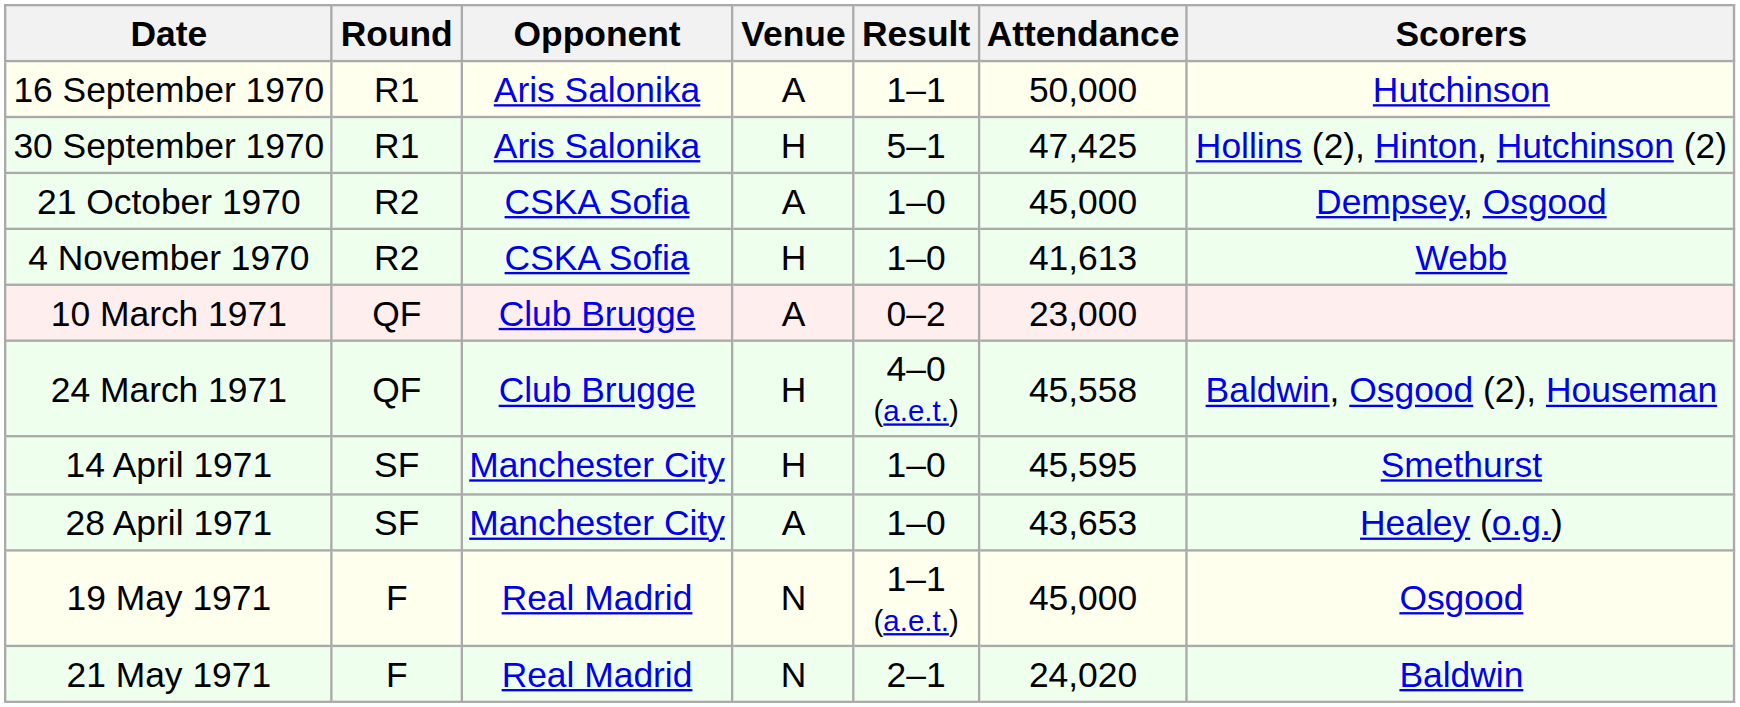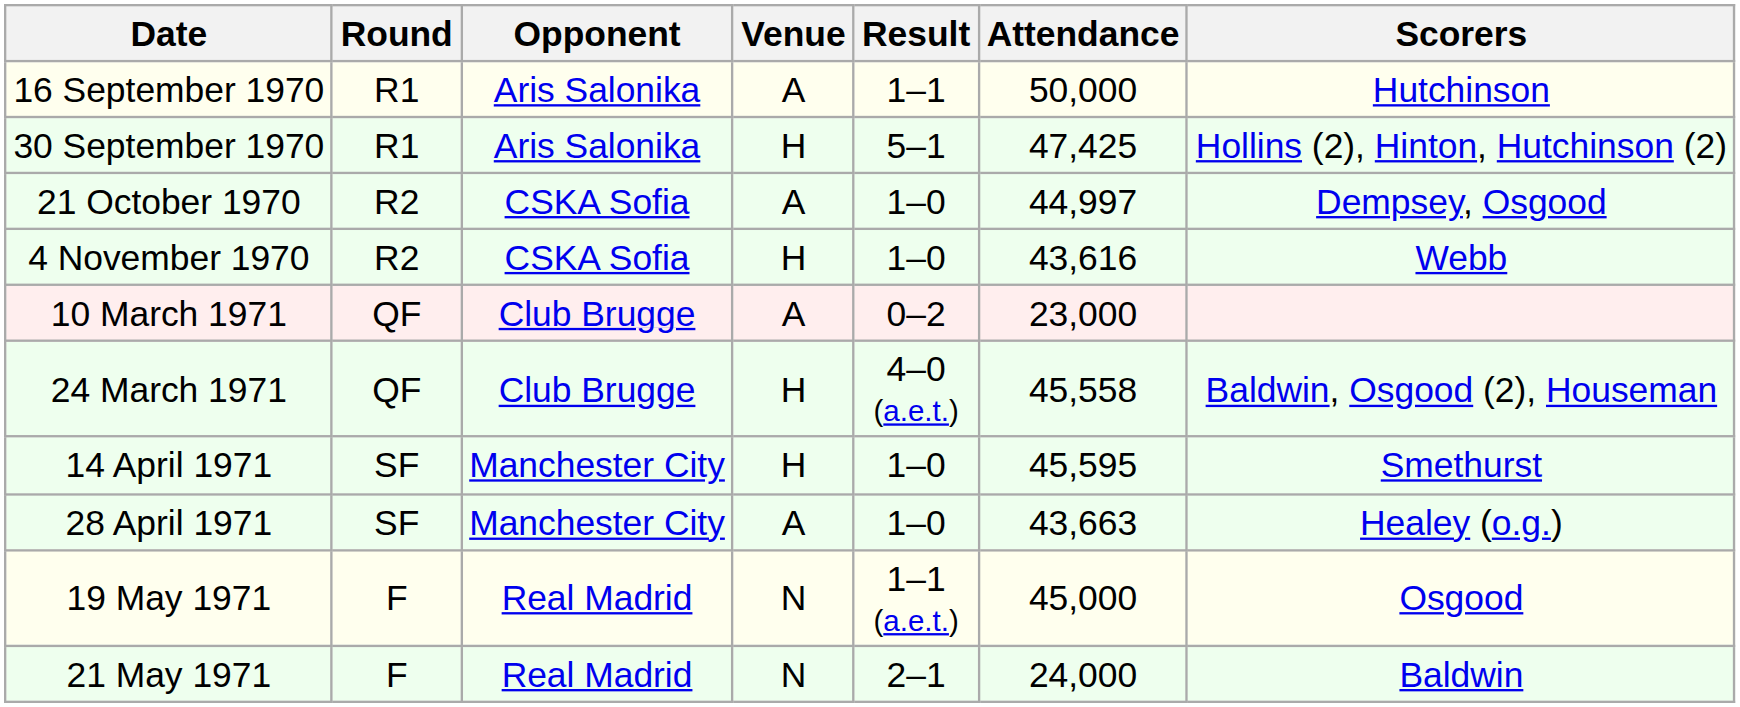(1083, 202) 45,000 -> (1083, 202) 44,997
(1083, 258) 41,613 -> (1083, 258) 43,616
(1083, 522) 43,653 -> (1083, 522) 43,663
(1083, 673) 24,020 -> (1083, 673) 24,000
